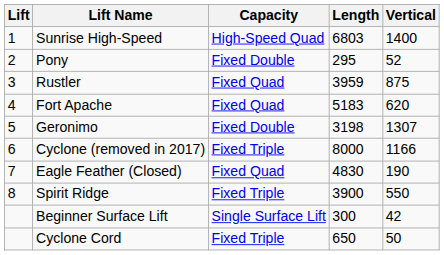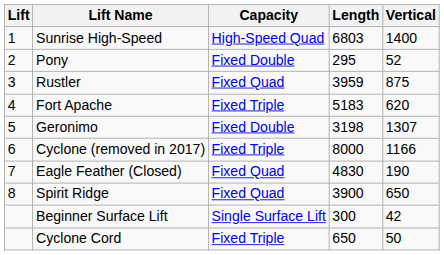(248, 104) Fixed Quad -> (248, 104) Fixed Triple
(248, 194) Fixed Triple -> (248, 194) Fixed Quad
(398, 194) 550 -> (398, 194) 650
